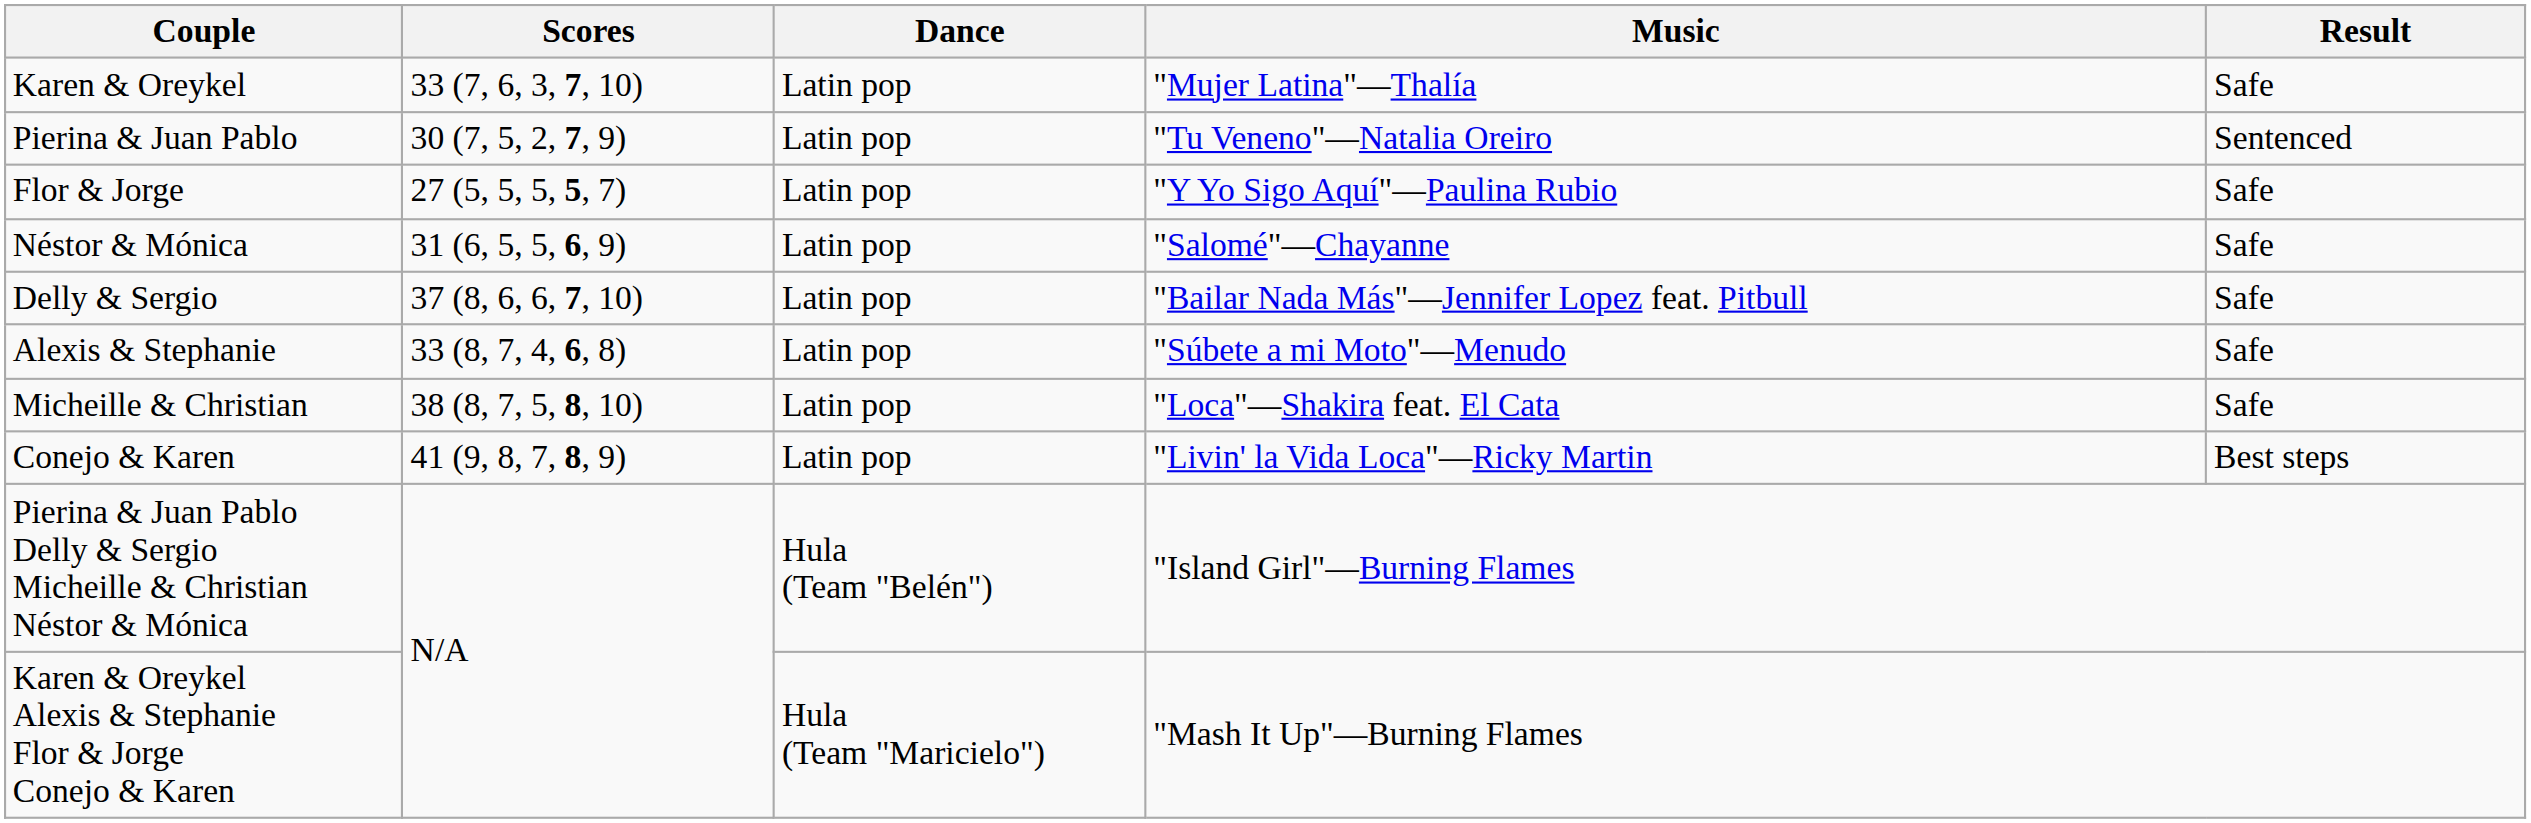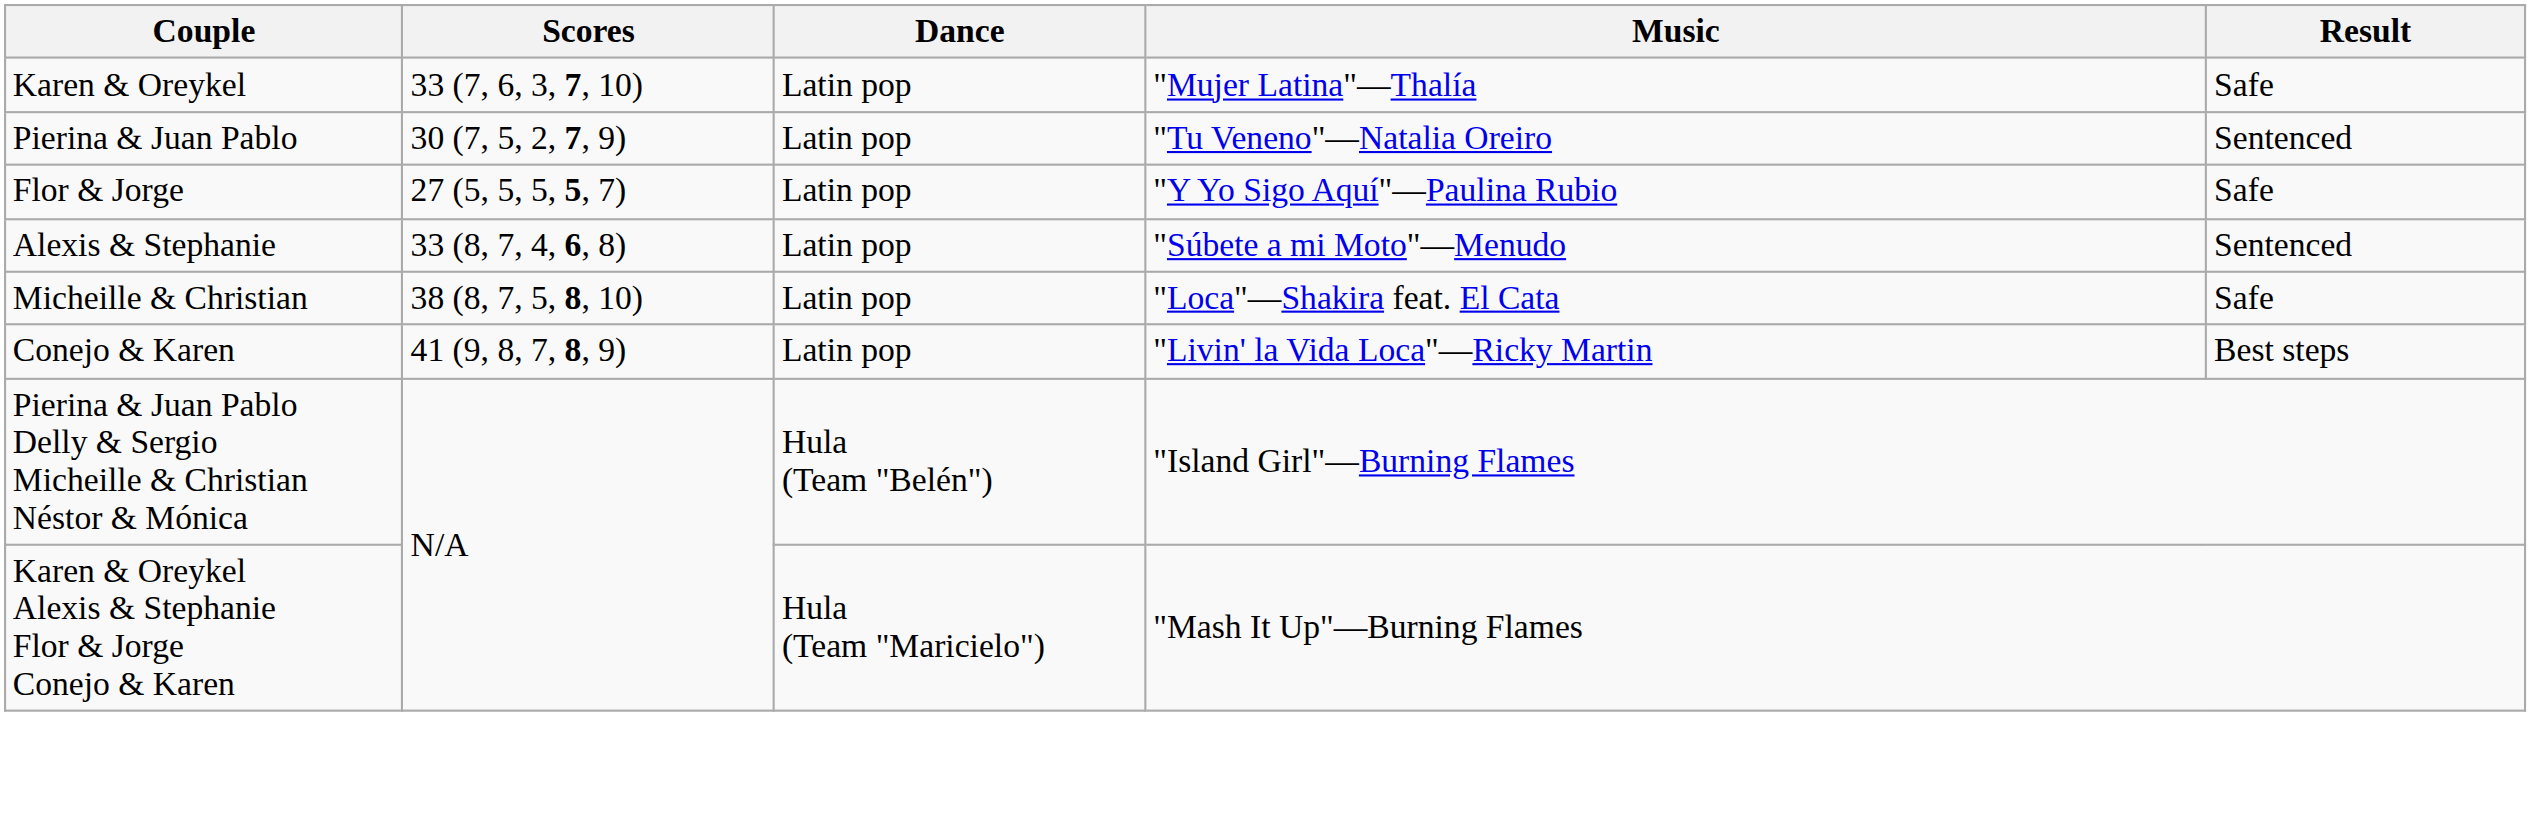- row: (130, 244)
- row: (115, 297)
(2244, 350) Safe -> (2283, 244) Sentenced
